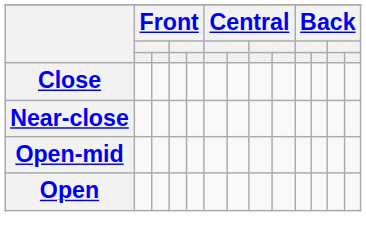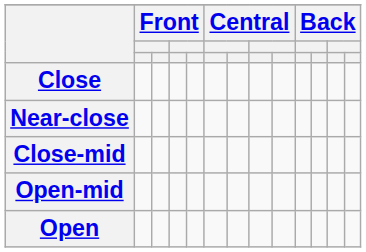+ row: (70, 154)
